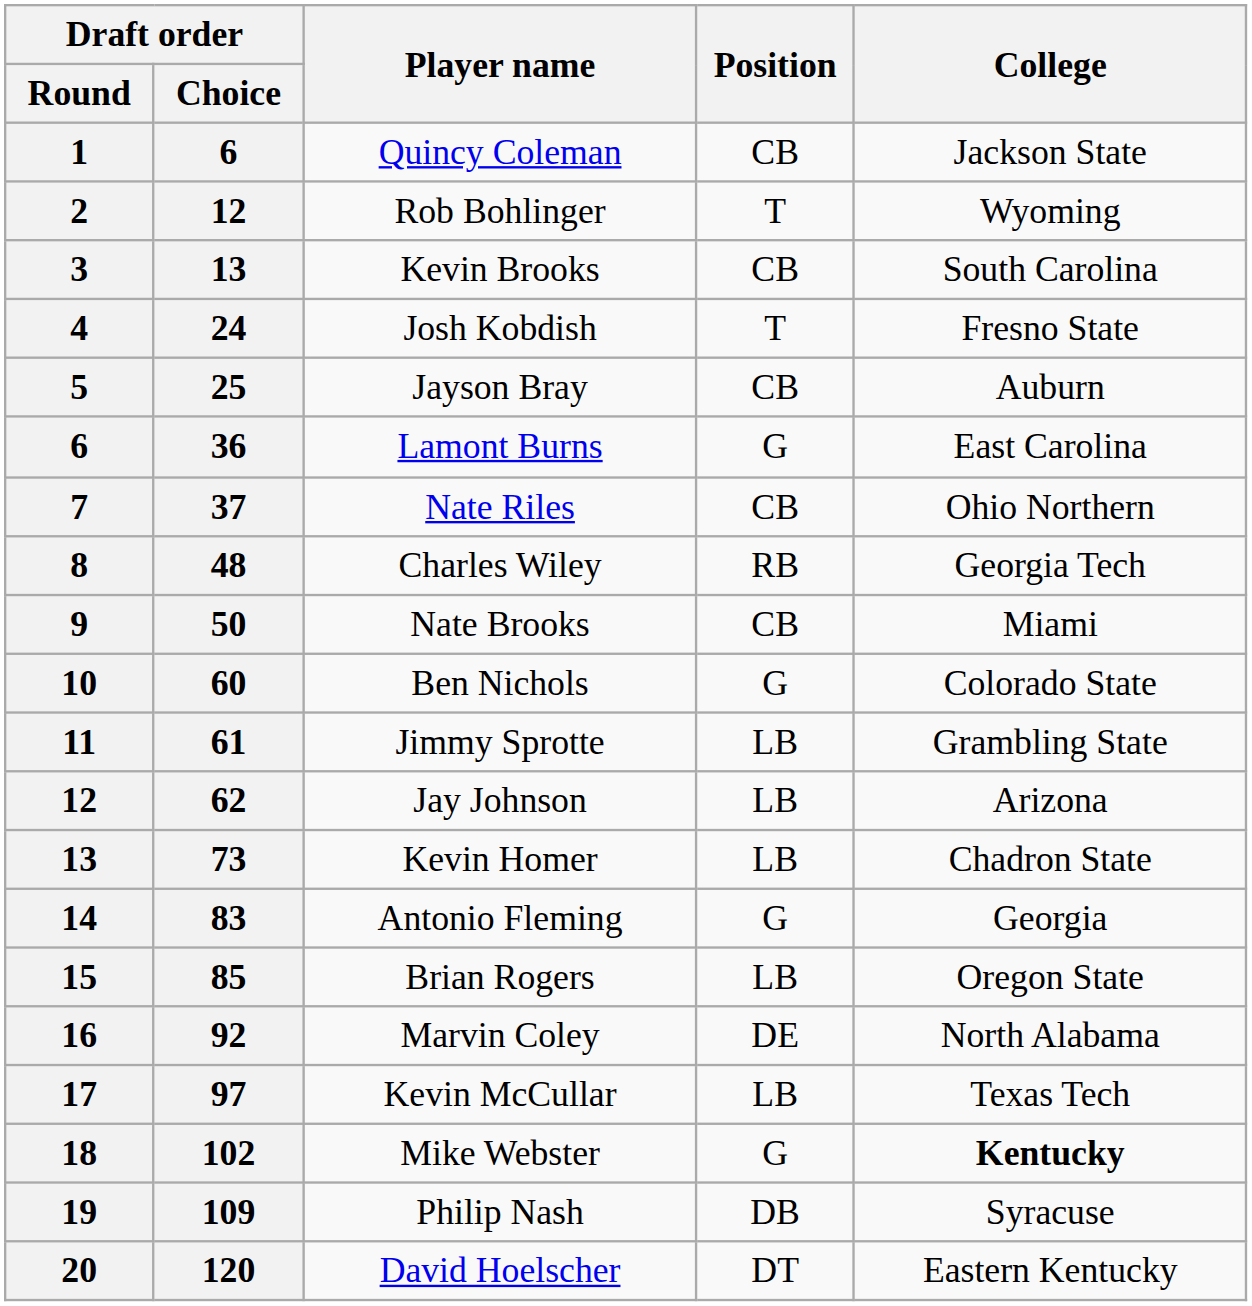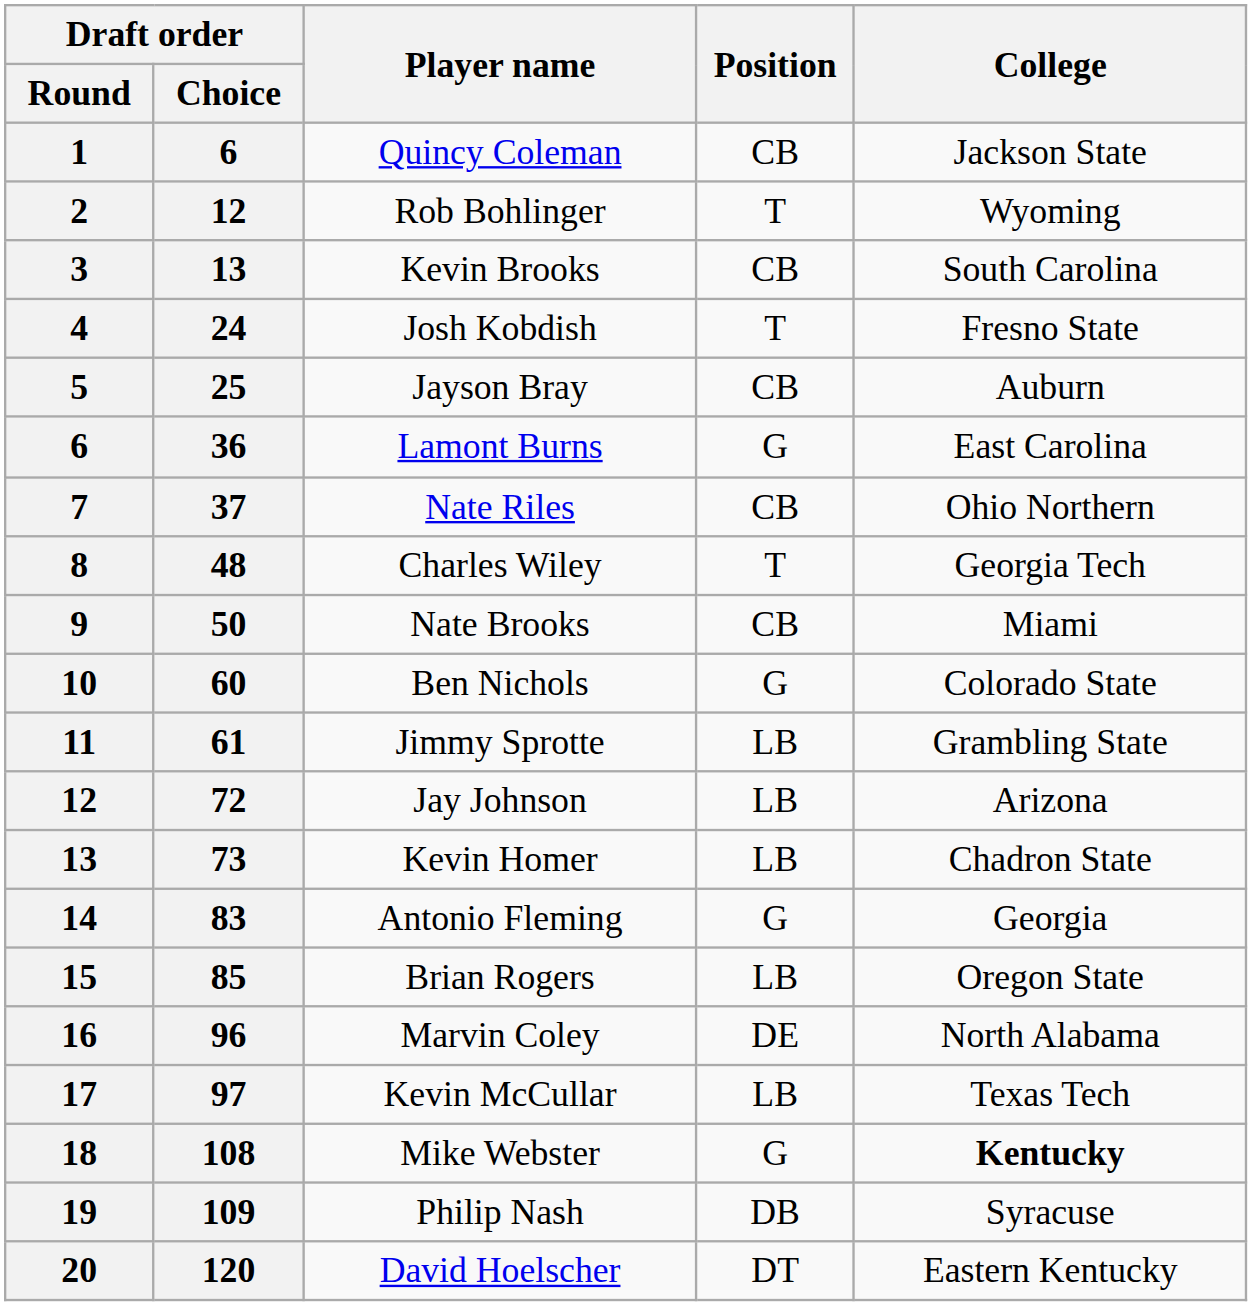(775, 564) RB -> (775, 564) T
(228, 799) 62 -> (228, 799) 72
(228, 1035) 92 -> (228, 1035) 96
(228, 1153) 102 -> (228, 1153) 108
